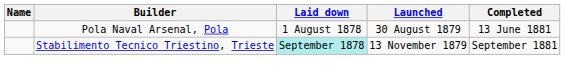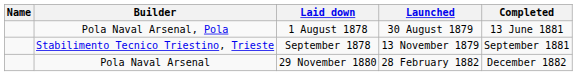(322, 46) paleturquoise background -> (328, 46) no background
+ row: (155, 62)
